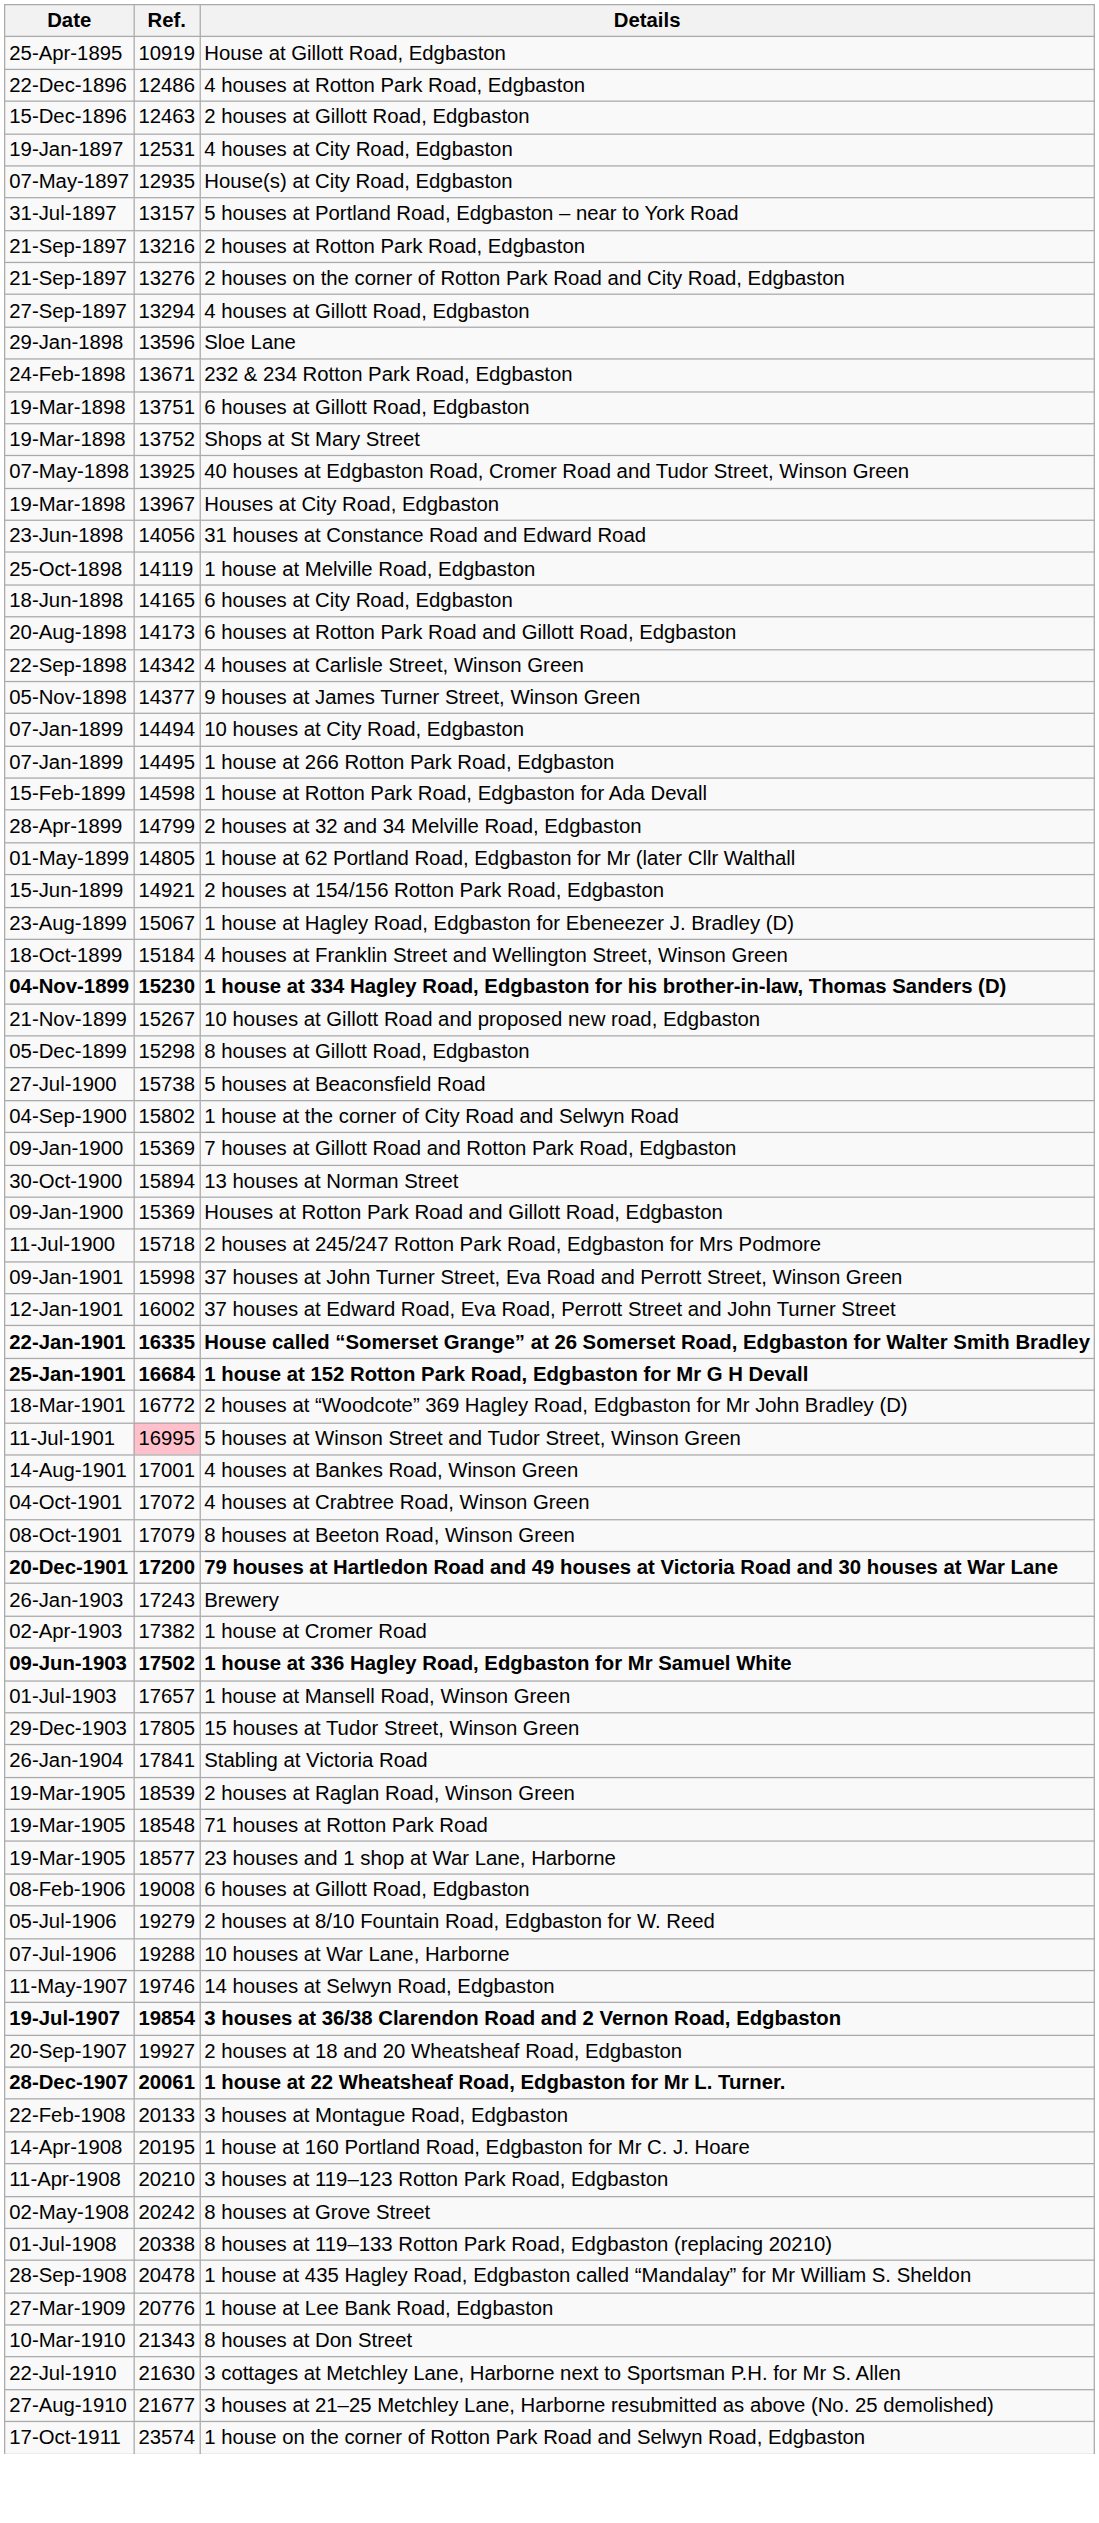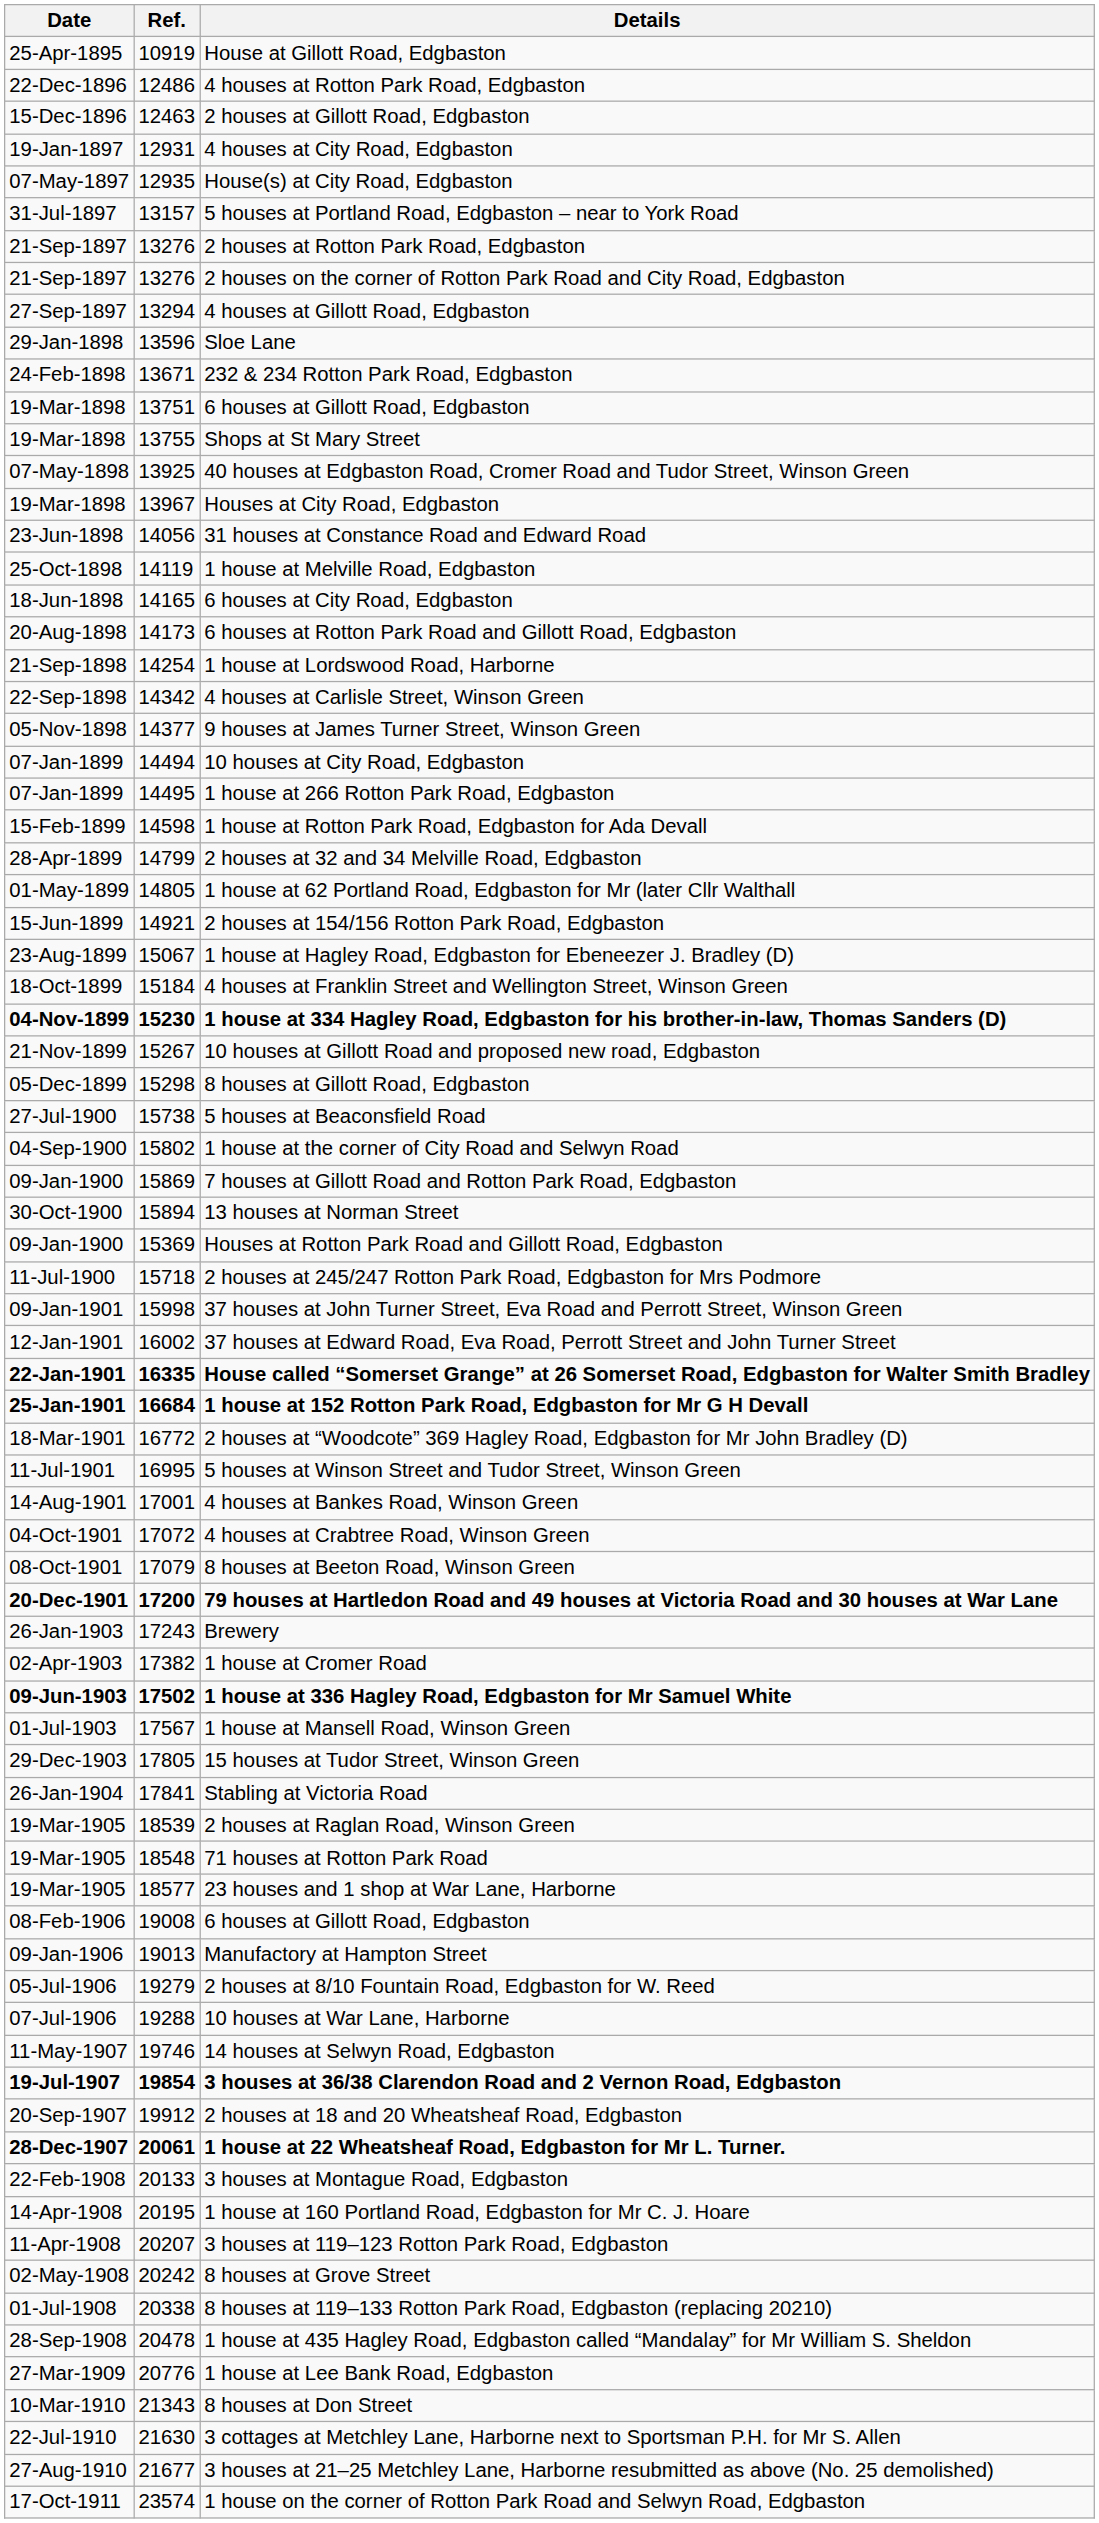(167, 149) 12531 -> (167, 149) 12931
(167, 246) 13216 -> (167, 246) 13276
(167, 439) 13752 -> (167, 439) 13755
+ row: (68, 665)
(167, 1148) 15369 -> (167, 1180) 15869
(167, 1438) pink background -> (167, 1470) no background
(167, 1696) 17657 -> (167, 1728) 17567
+ row: (66, 1954)
(167, 2050) 19927 -> (167, 2115) 19912
(167, 2179) 20210 -> (167, 2244) 20207
